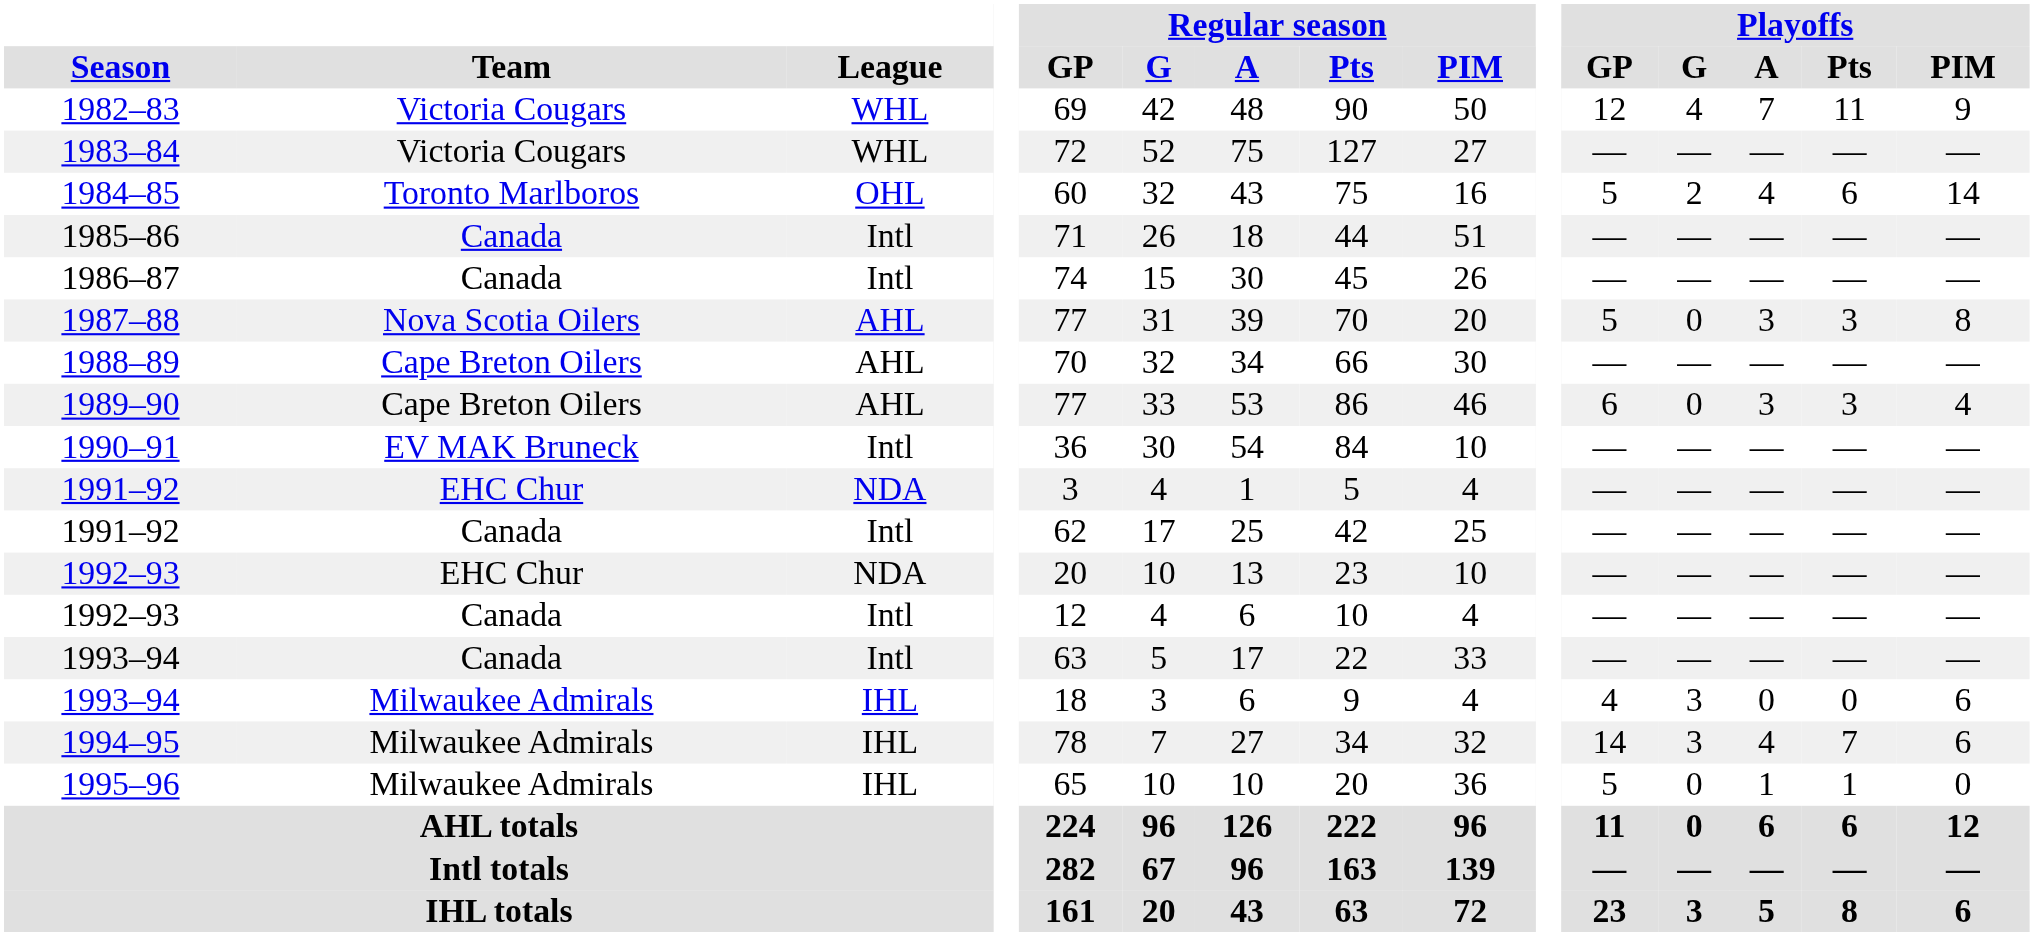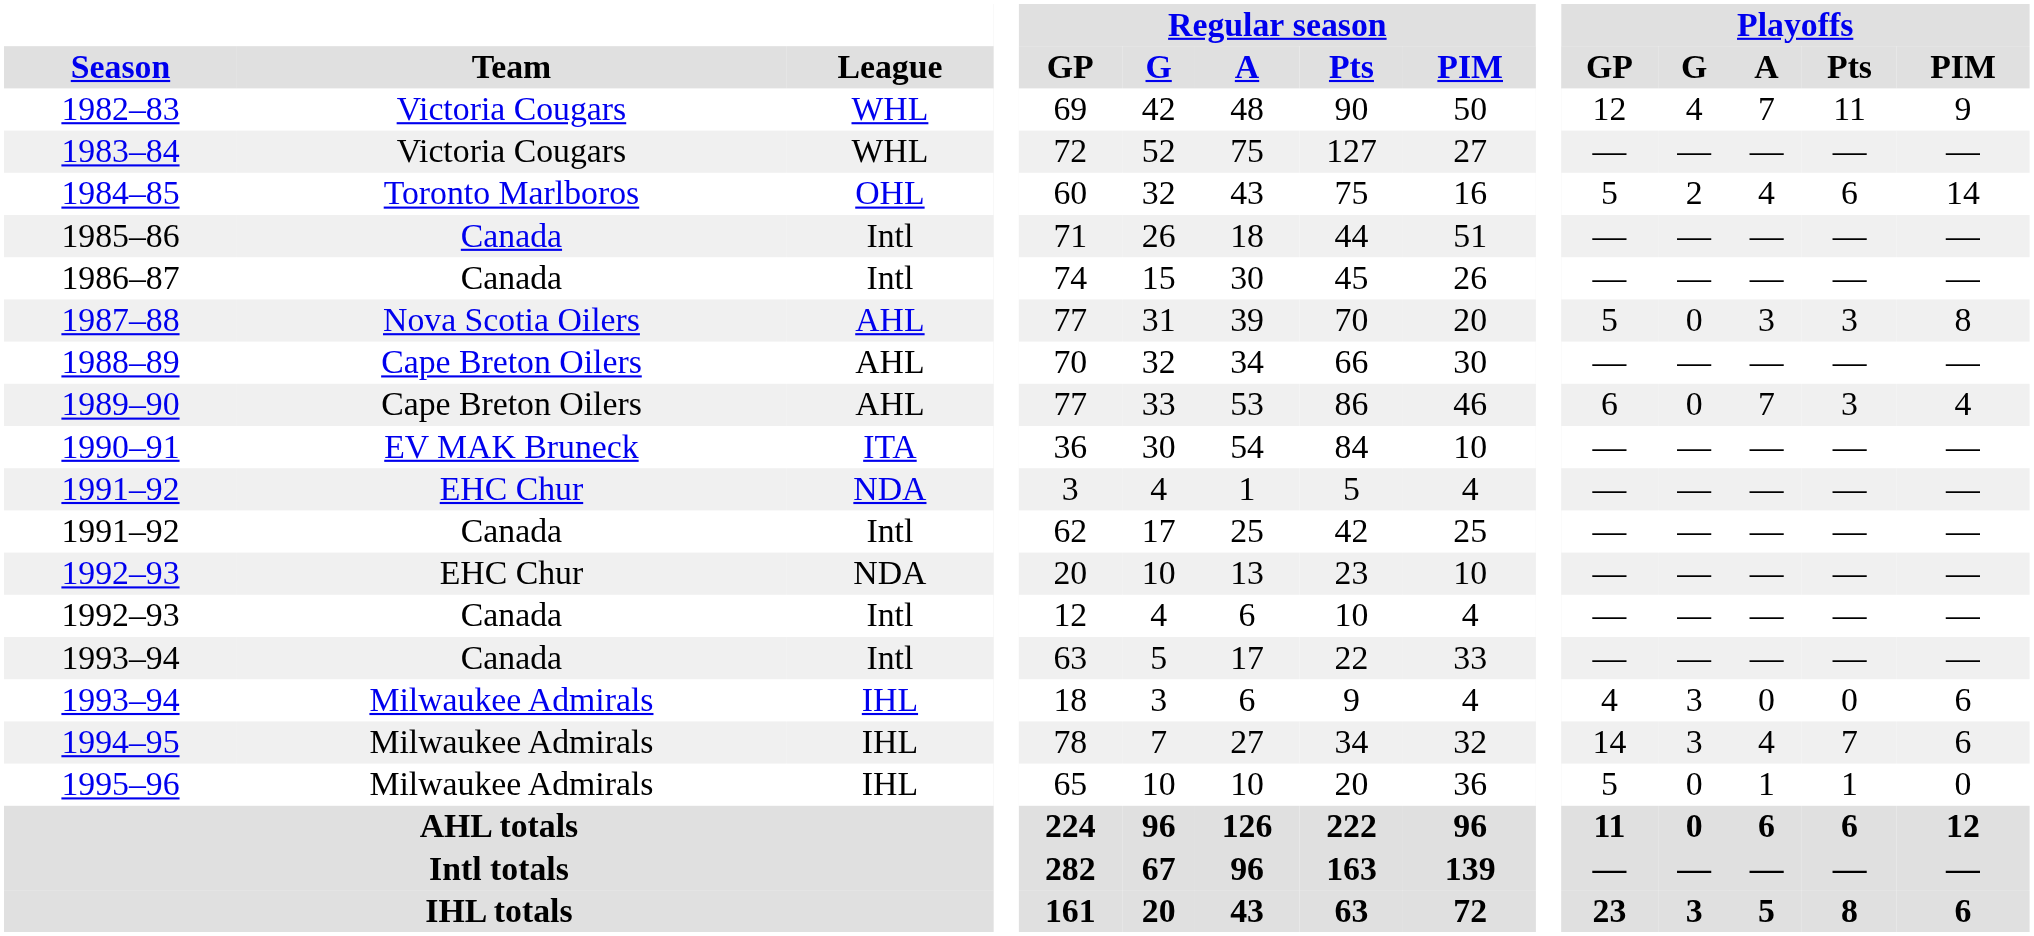(1767, 404) 3 -> (1767, 404) 7
(890, 446) Intl -> (890, 446) ITA
